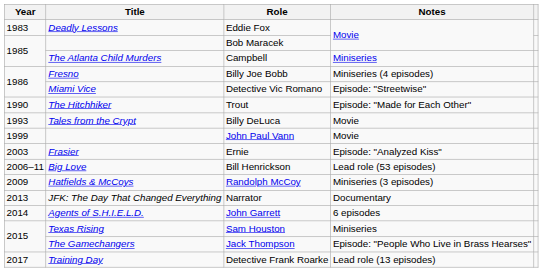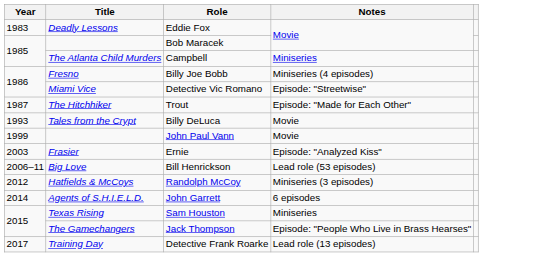(17, 105) 1990 -> (17, 105) 1987
(17, 182) 2009 -> (17, 182) 2012
- row: (244, 197)
